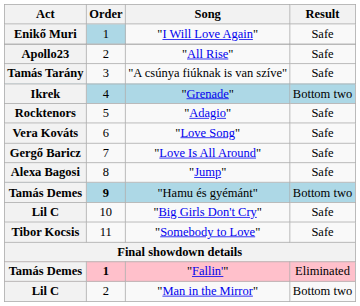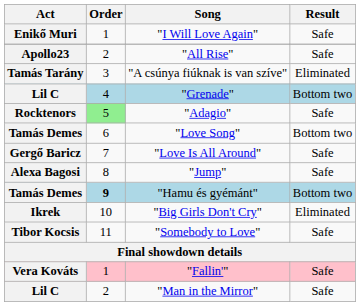(106, 34) lightblue background -> (106, 34) no background
(322, 73) Safe -> (323, 73) Eliminated
(45, 93) Ikrek -> (45, 93) Lil C
(106, 113) no background -> (106, 113) lightgreen background
(45, 133) Vera Kováts -> (45, 133) Tamás Demes
(322, 133) Safe -> (323, 133) Bottom two
(45, 212) Lil C -> (45, 212) Ikrek
(322, 212) Safe -> (323, 212) Eliminated
(45, 271) Tamás Demes -> (45, 271) Vera Kováts
(106, 271) bold -> (106, 271) normal
(323, 271) Eliminated -> (322, 271) Safe
(323, 291) Bottom two -> (322, 291) Safe
